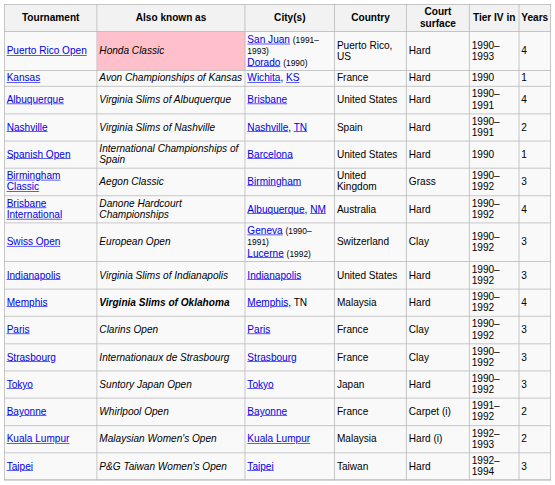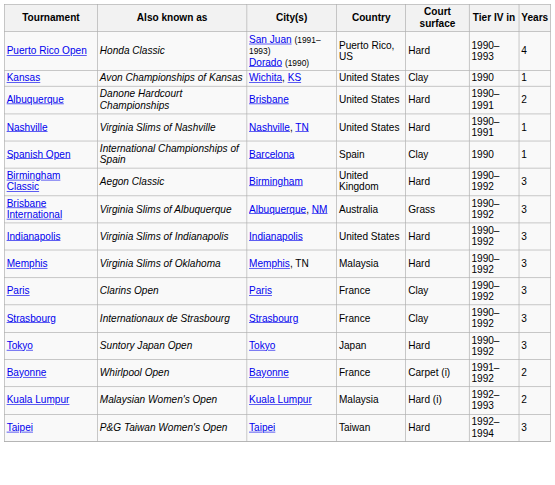(132, 51) pink background -> (132, 51) no background
(353, 78) France -> (369, 78) United States
(420, 78) Hard -> (418, 78) Clay
(165, 100) Virginia Slims of Albuquerque -> (141, 100) Danone Hardcourt Championships
(524, 100) 4 -> (524, 100) 2
(350, 127) Spain -> (369, 127) United States
(524, 127) 2 -> (524, 127) 1
(367, 154) United States -> (352, 154) Spain
(420, 154) Hard -> (418, 154) Clay
(422, 182) Grass -> (419, 182) Hard
(141, 209) Danone Hardcourt Championships -> (166, 209) Virginia Slims of Albuquerque
(420, 209) Hard -> (422, 209) Grass
(524, 209) 4 -> (524, 209) 3
- row: (34, 242)
(164, 302) bold -> (160, 264) normal
(524, 302) 4 -> (524, 264) 3
